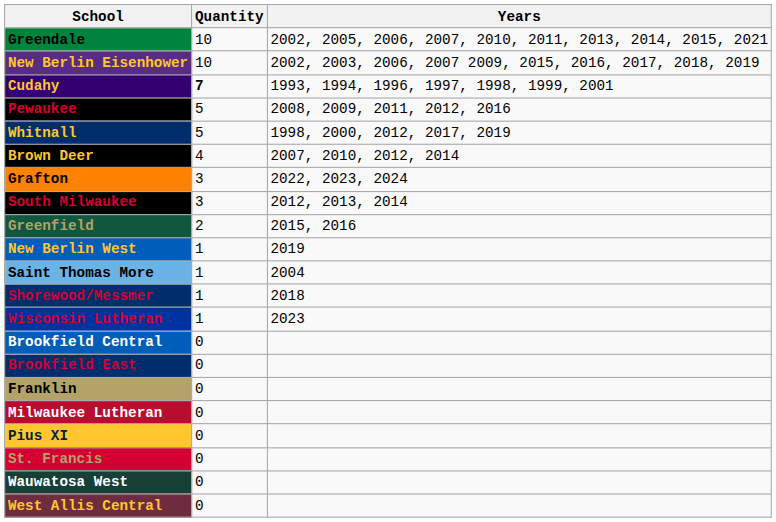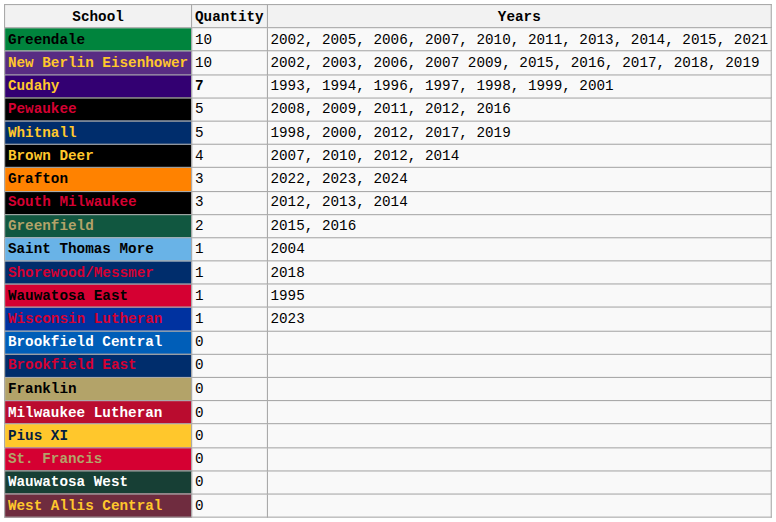- row: (72, 249)
+ row: (68, 296)
